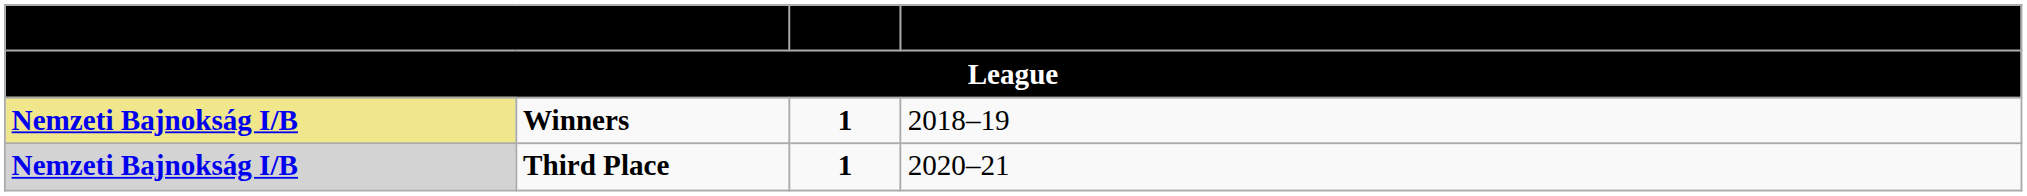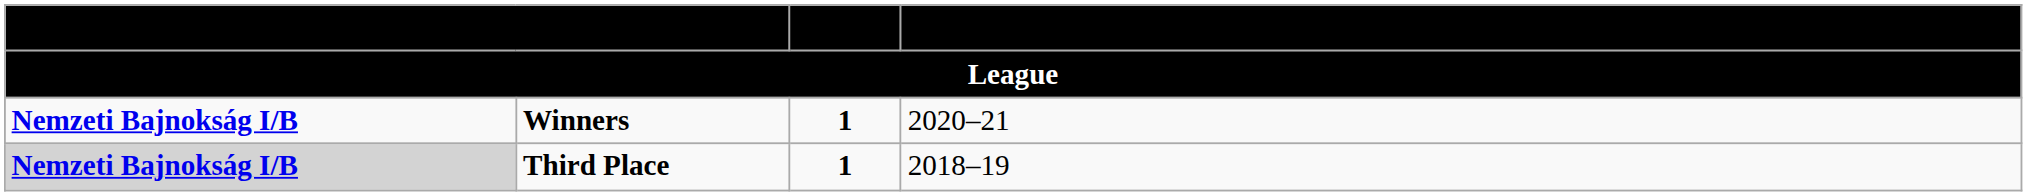(155, 119) khaki background -> (155, 119) no background
(959, 119) 2018–19 -> (959, 119) 2020–21
(959, 166) 2020–21 -> (959, 166) 2018–19
